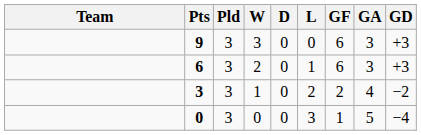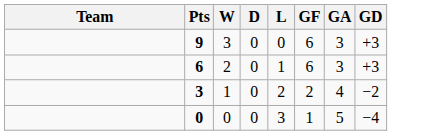- column: (229, 17)
